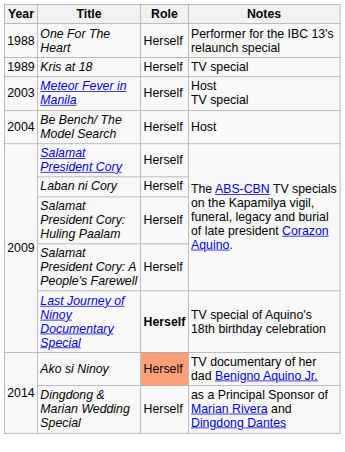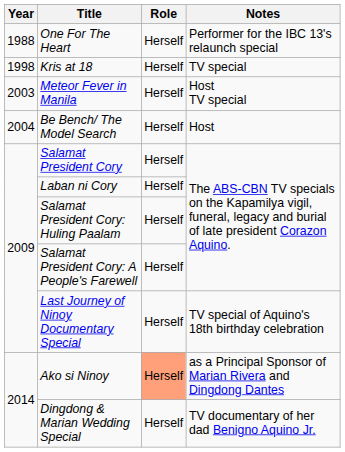(21, 67) 1989 -> (21, 67) 1998
(164, 321) bold -> (164, 321) normal
(254, 369) TV documentary of her dad Benigno Aquino Jr. -> (257, 375) as a Principal Sponsor of Marian Rivera and Dingdong Dantes
(259, 409) as a Principal Sponsor of Marian Rivera and Dingdong Dantes -> (252, 423) TV documentary of her dad Benigno Aquino Jr.
